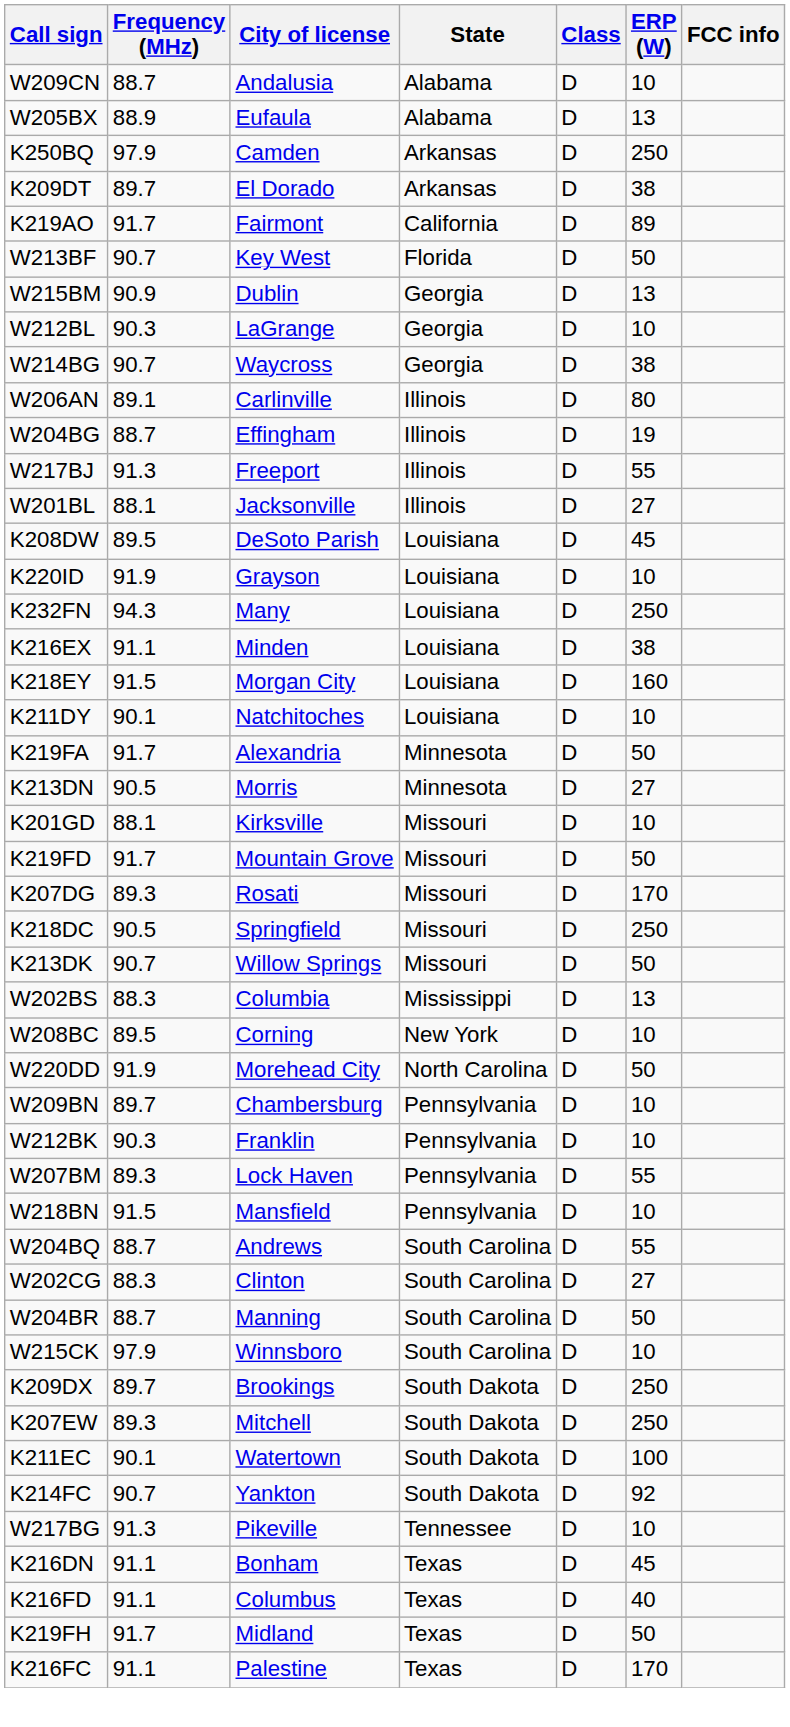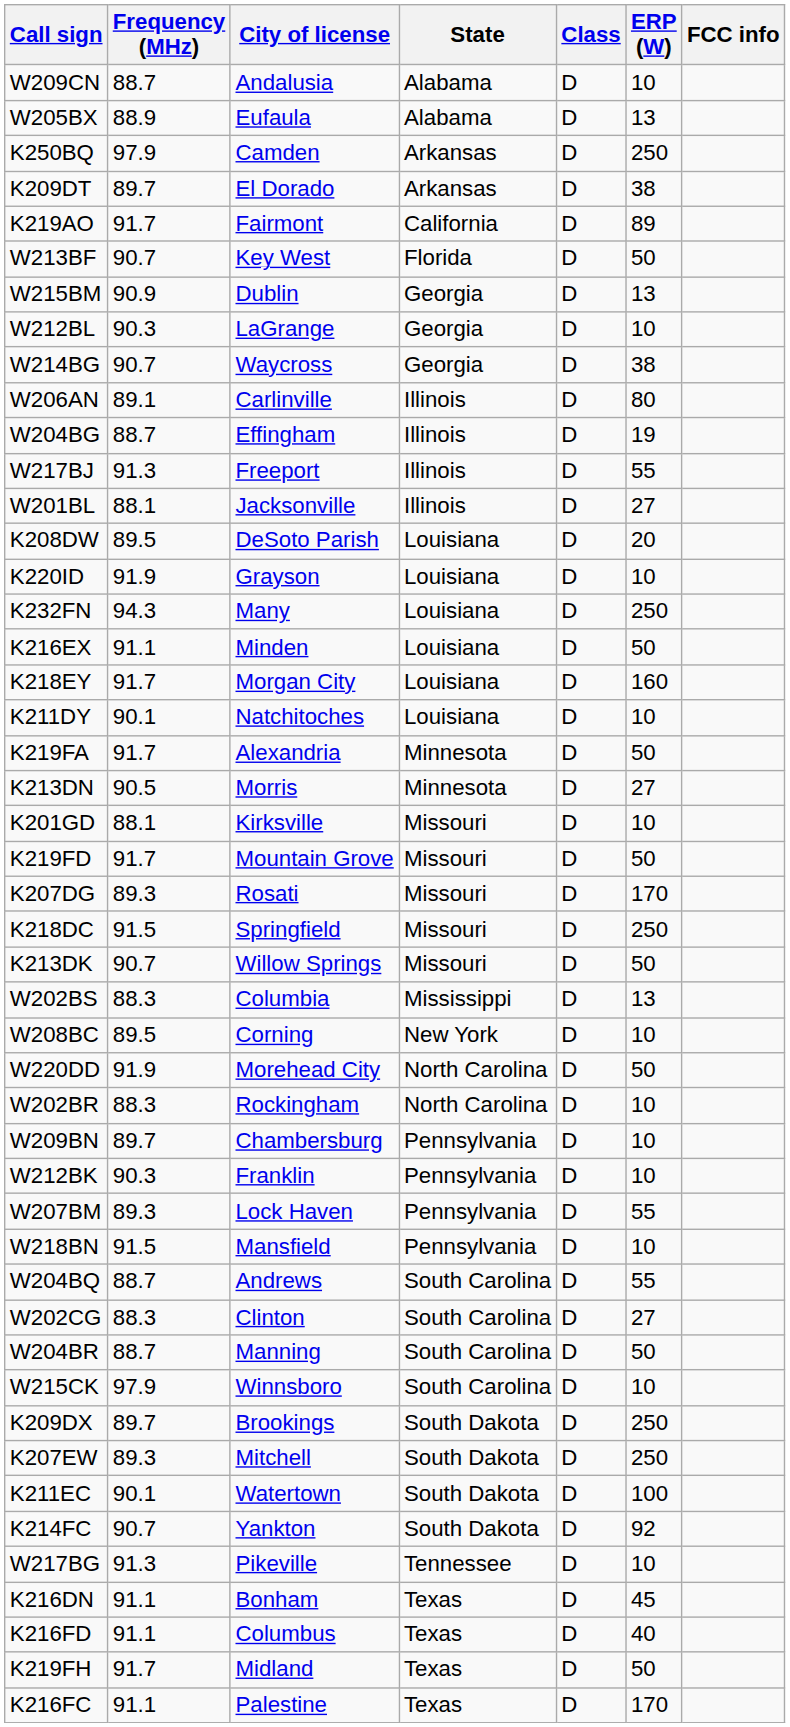(643, 540) 45 -> (643, 540) 20
(643, 646) 38 -> (643, 646) 50
(134, 682) 91.5 -> (134, 682) 91.7
(134, 928) 90.5 -> (134, 928) 91.5
+ row: (54, 1105)
